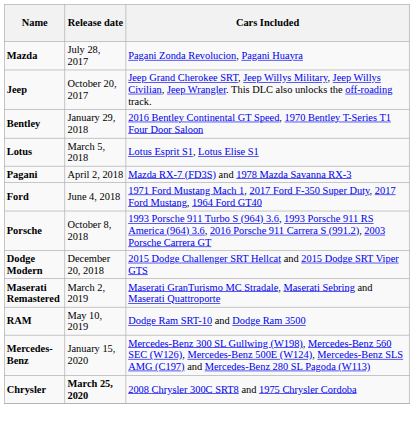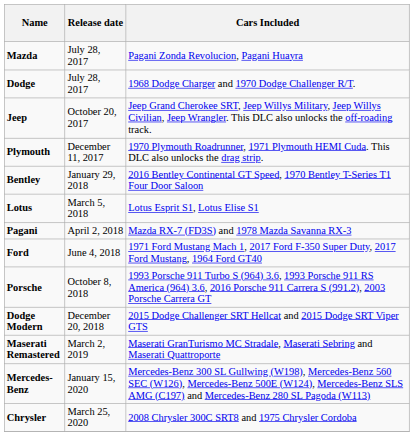+ row: (21, 84)
+ row: (28, 152)
- row: (19, 321)
(90, 389) bold -> (89, 417) normal
